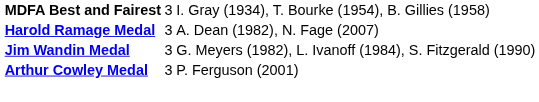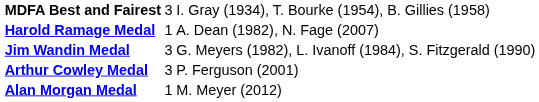(169, 30) 3 -> (169, 30) 1
+ row: (71, 90)
